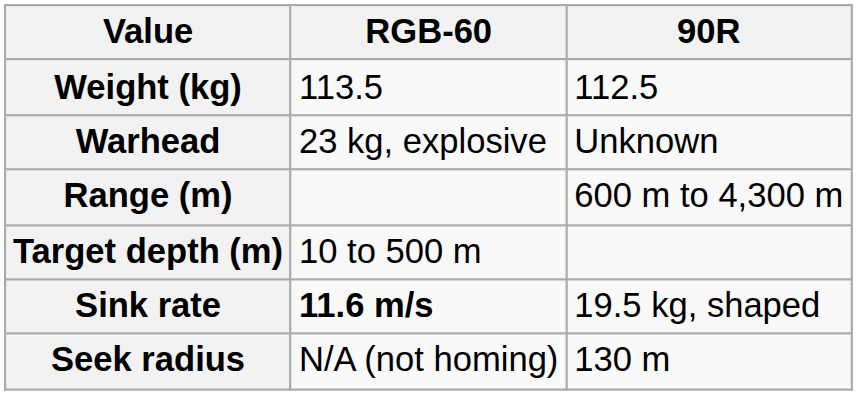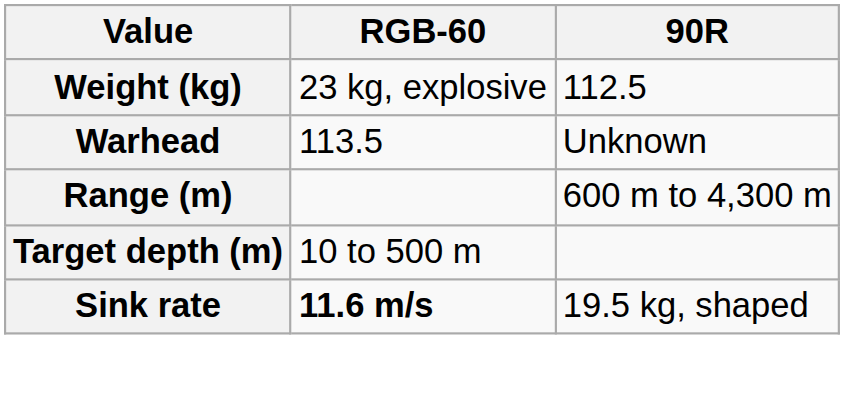(341, 86) 113.5 -> (423, 86) 23 kg, explosive
(423, 141) 23 kg, explosive -> (341, 141) 113.5
- row: (148, 360)
